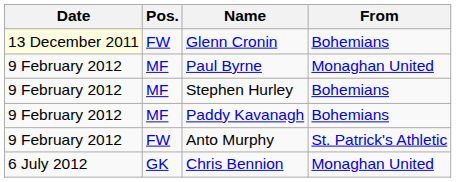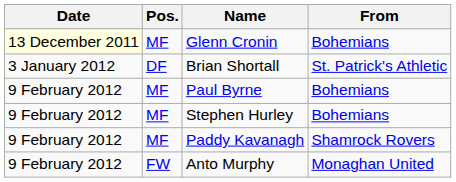(158, 41) FW -> (157, 41) MF
+ row: (233, 66)
(373, 66) Monaghan United -> (350, 90) Bohemians
(350, 115) Bohemians -> (373, 139) Shamrock Rovers
(379, 139) St. Patrick's Athletic -> (373, 164) Monaghan United
- row: (235, 164)
